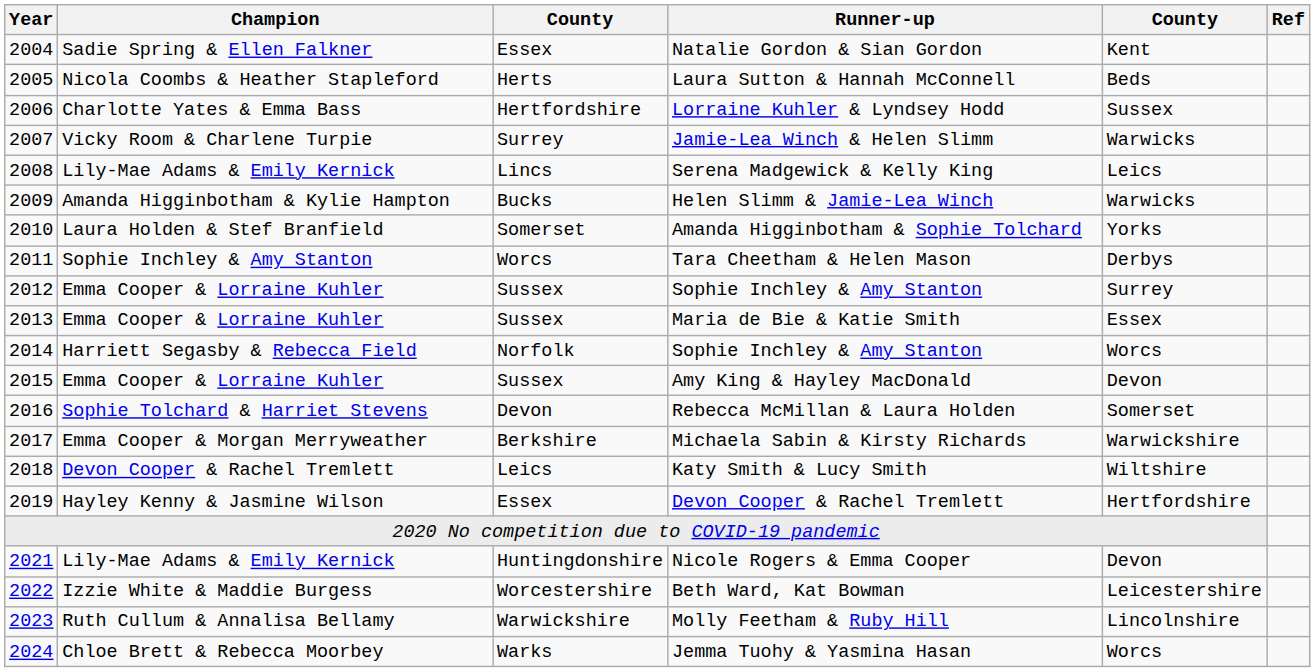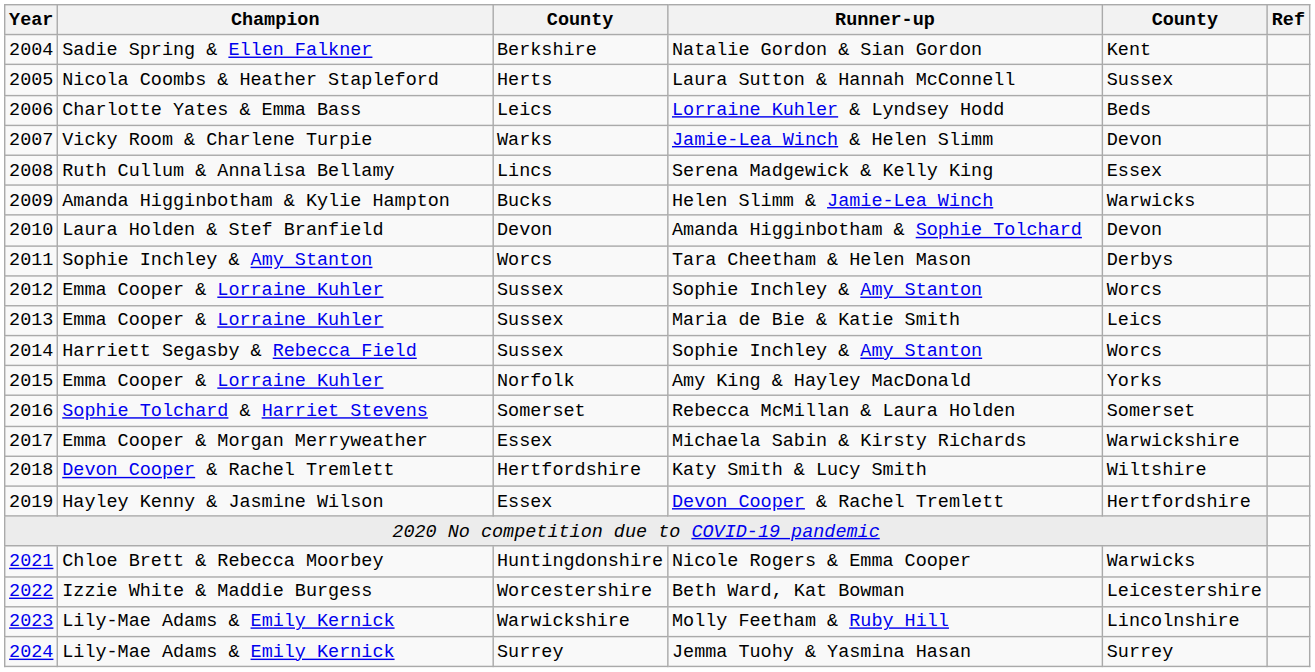(525, 50) Essex -> (547, 50) Berkshire
(1129, 80) Beds -> (1140, 80) Sussex
(569, 110) Hertfordshire -> (525, 110) Leics
(1140, 110) Sussex -> (1129, 110) Beds
(530, 140) Surrey -> (525, 140) Warks
(1151, 140) Warwicks -> (1134, 140) Devon
(228, 170) Lily-Mae Adams & Emily Kernick -> (228, 170) Ruth Cullum & Annalisa Bellamy
(1134, 170) Leics -> (1134, 170) Essex
(541, 230) Somerset -> (525, 230) Devon
(1134, 230) Yorks -> (1134, 230) Devon
(1140, 291) Surrey -> (1134, 291) Worcs
(1134, 321) Essex -> (1134, 321) Leics
(536, 351) Norfolk -> (530, 351) Sussex
(530, 381) Sussex -> (536, 381) Norfolk
(1134, 381) Devon -> (1134, 381) Yorks
(525, 411) Devon -> (541, 411) Somerset
(547, 441) Berkshire -> (525, 441) Essex
(525, 471) Leics -> (569, 471) Hertfordshire
(228, 561) Lily-Mae Adams & Emily Kernick -> (223, 561) Chloe Brett & Rebecca Moorbey
(1134, 561) Devon -> (1151, 561) Warwicks
(228, 621) Ruth Cullum & Annalisa Bellamy -> (228, 621) Lily-Mae Adams & Emily Kernick
(223, 652) Chloe Brett & Rebecca Moorbey -> (228, 652) Lily-Mae Adams & Emily Kernick
(525, 652) Warks -> (530, 652) Surrey
(1134, 652) Worcs -> (1140, 652) Surrey
